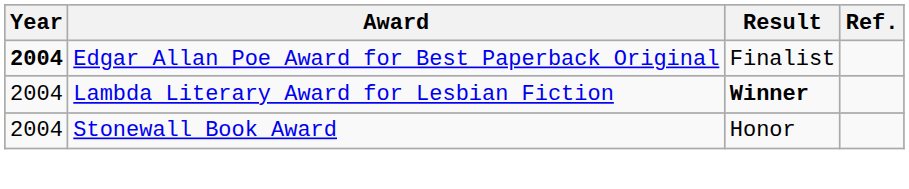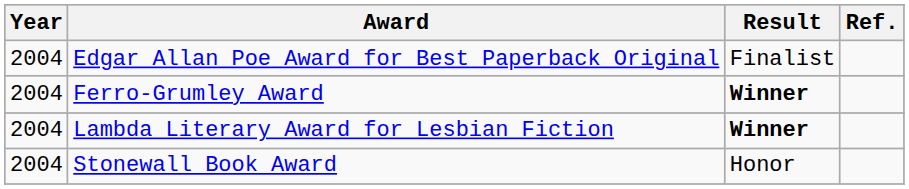(36, 59) bold -> (36, 59) normal
+ row: (199, 94)
